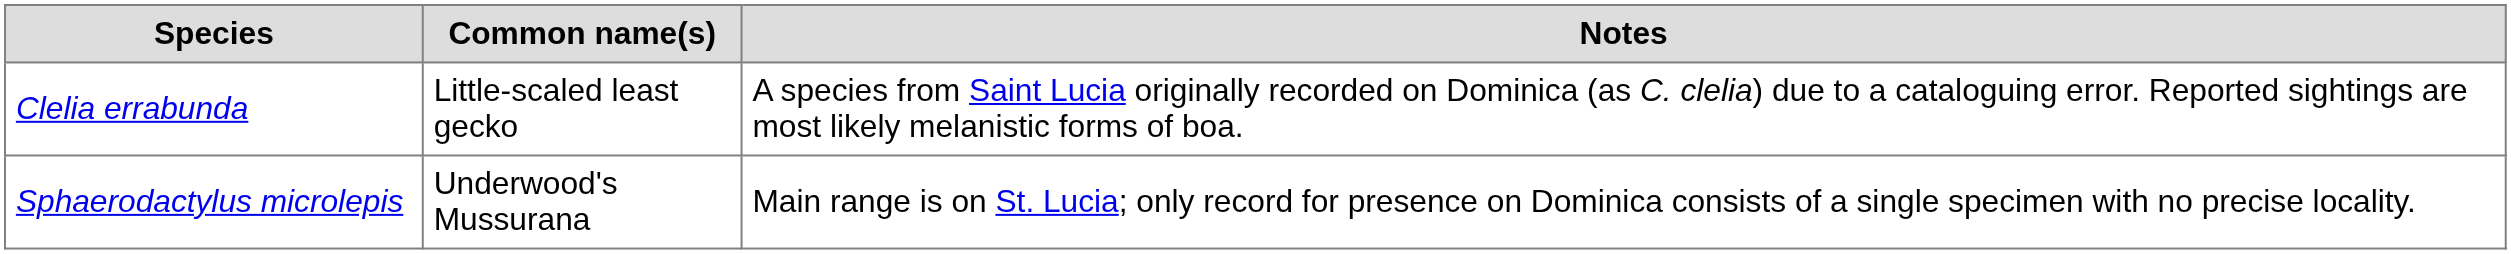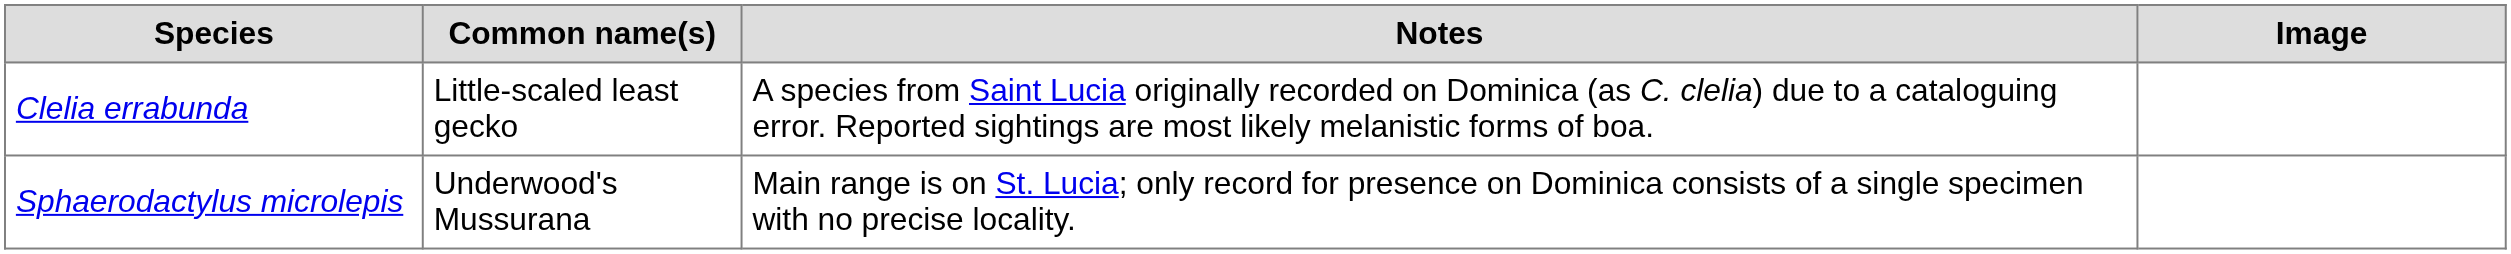+ column: (2322, 33)
